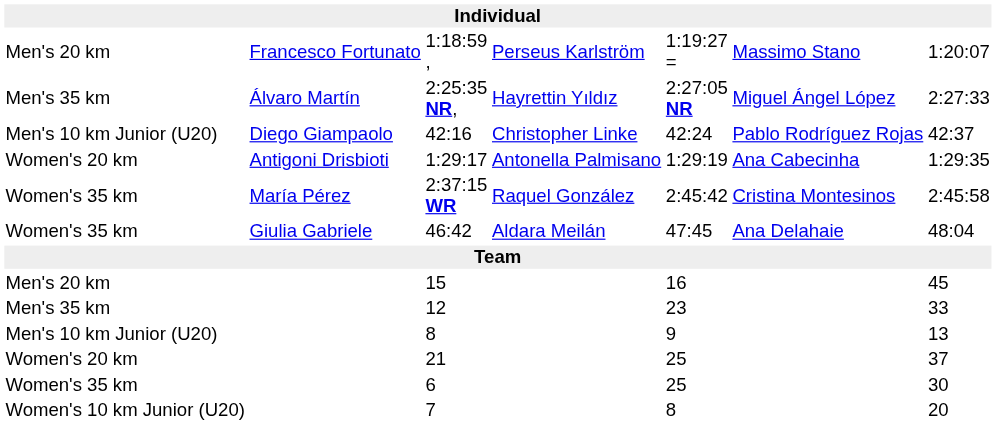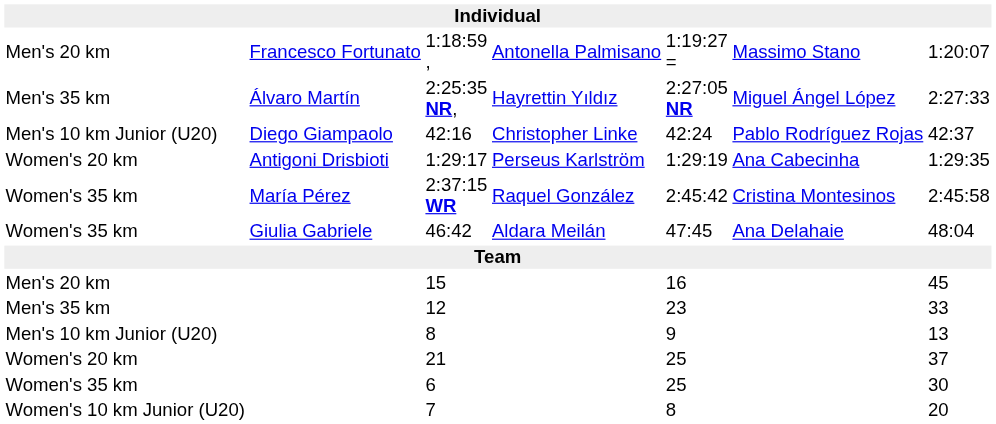(568, 51) Perseus Karlström -> (577, 51) Antonella Palmisano
(577, 159) Antonella Palmisano -> (568, 159) Perseus Karlström
